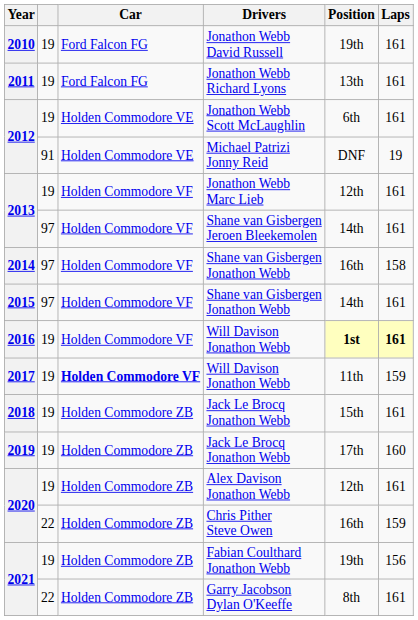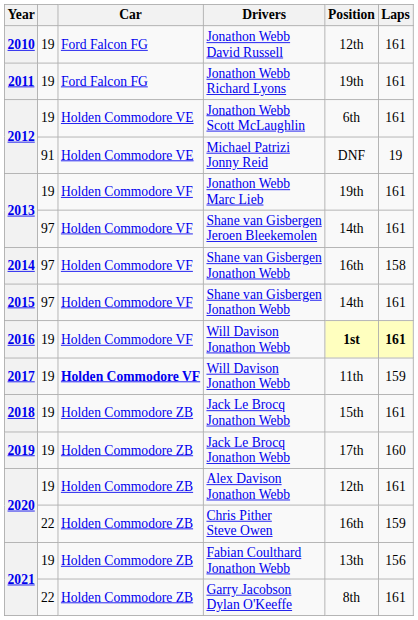(351, 44) 19th -> (351, 44) 12th
(351, 81) 13th -> (351, 81) 19th
(351, 191) 12th -> (351, 191) 19th
(351, 560) 19th -> (351, 560) 13th
